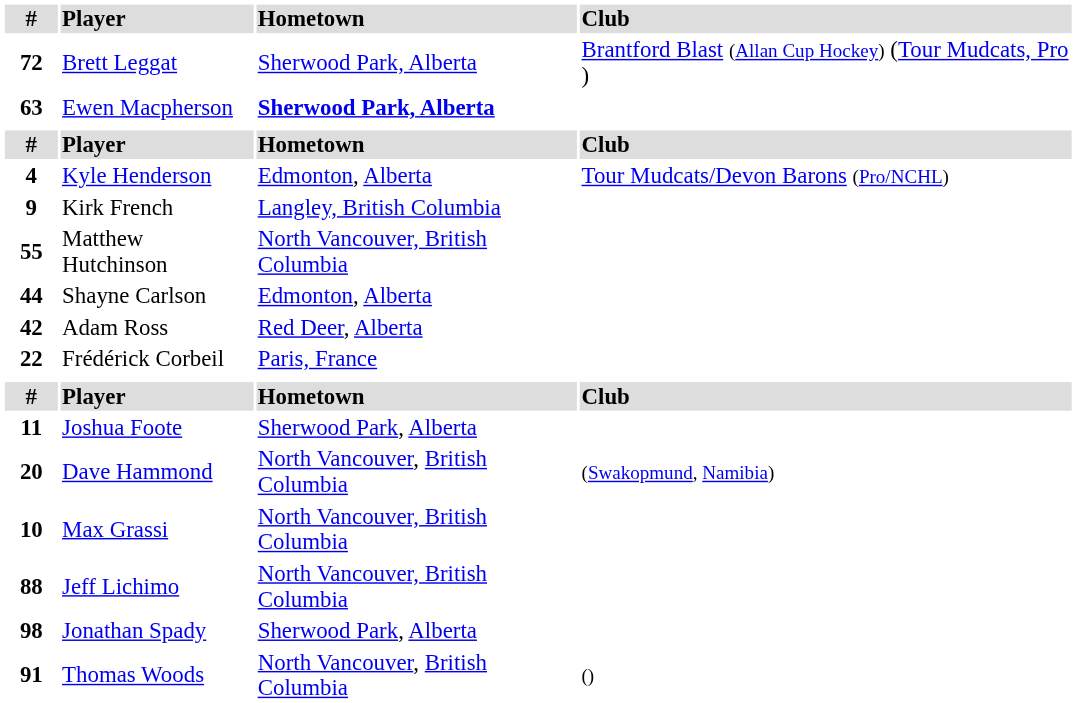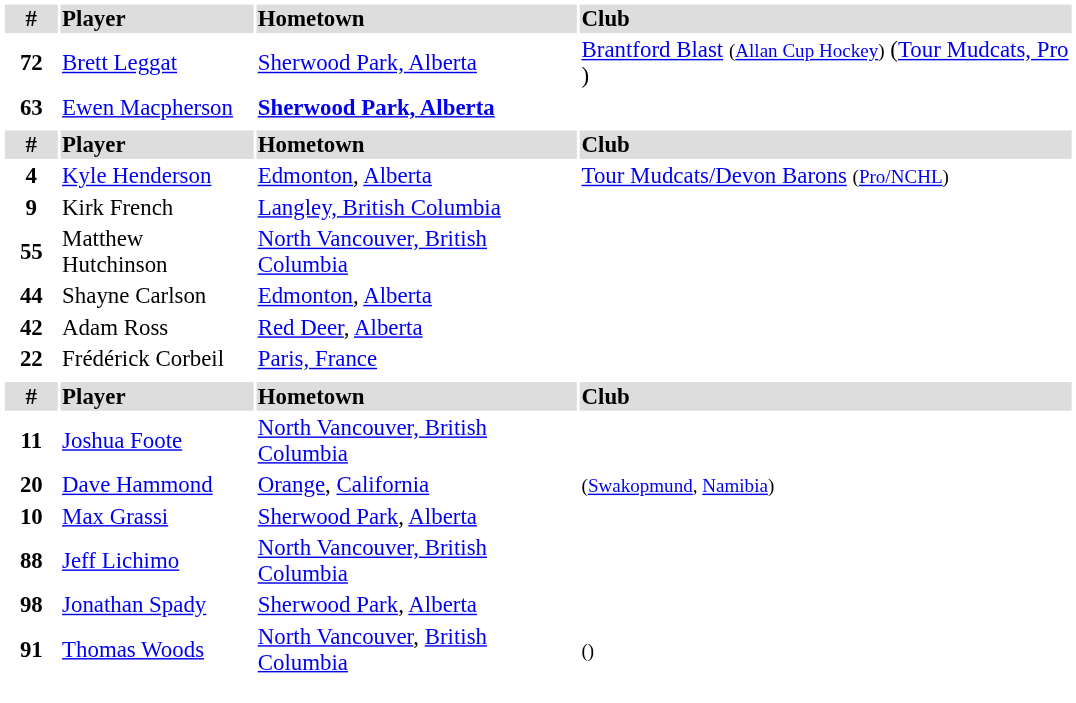(367, 427) Sherwood Park, Alberta -> (372, 440) North Vancouver, British Columbia
(372, 471) North Vancouver, British Columbia -> (343, 484) Orange, California
(372, 529) North Vancouver, British Columbia -> (367, 516) Sherwood Park, Alberta
